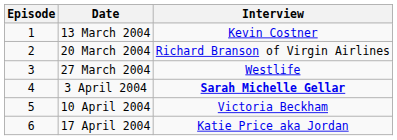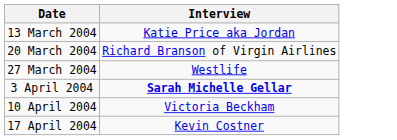- column: (31, 14)
(273, 32) Kevin Costner -> (219, 32) Katie Price aka Jordan
(273, 126) Katie Price aka Jordan -> (219, 126) Kevin Costner
